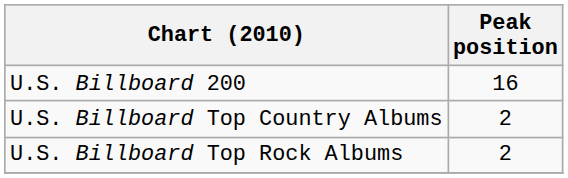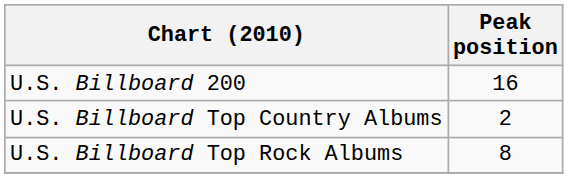(505, 155) 2 -> (505, 155) 8
